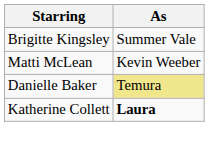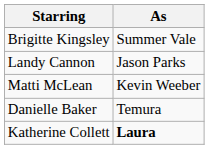+ row: (51, 62)
(139, 86) khaki background -> (139, 109) no background
